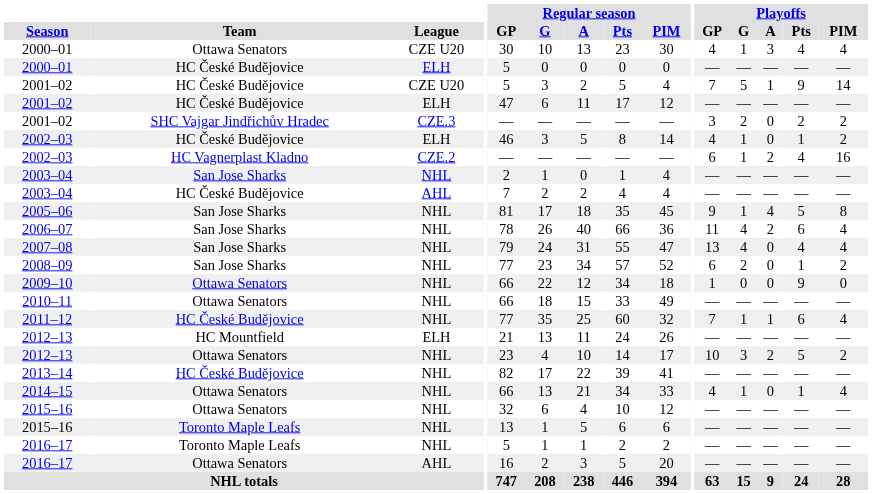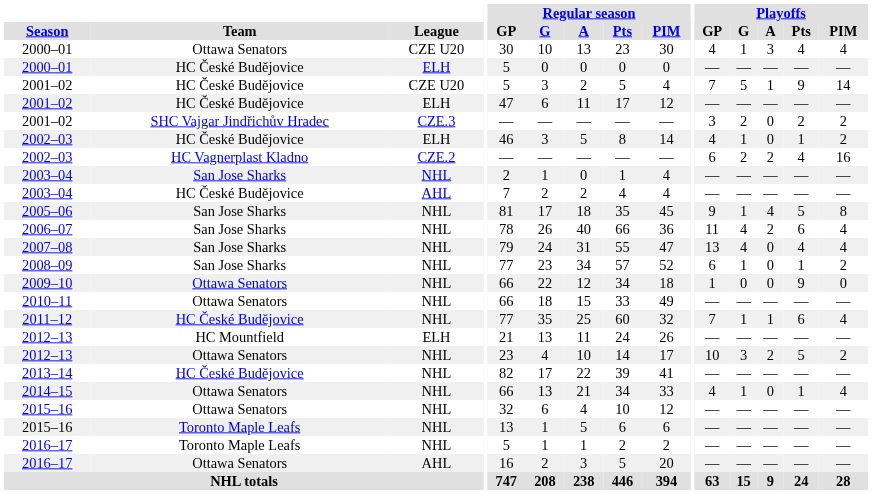(744, 157) 1 -> (744, 157) 2
(744, 265) 2 -> (744, 265) 1
